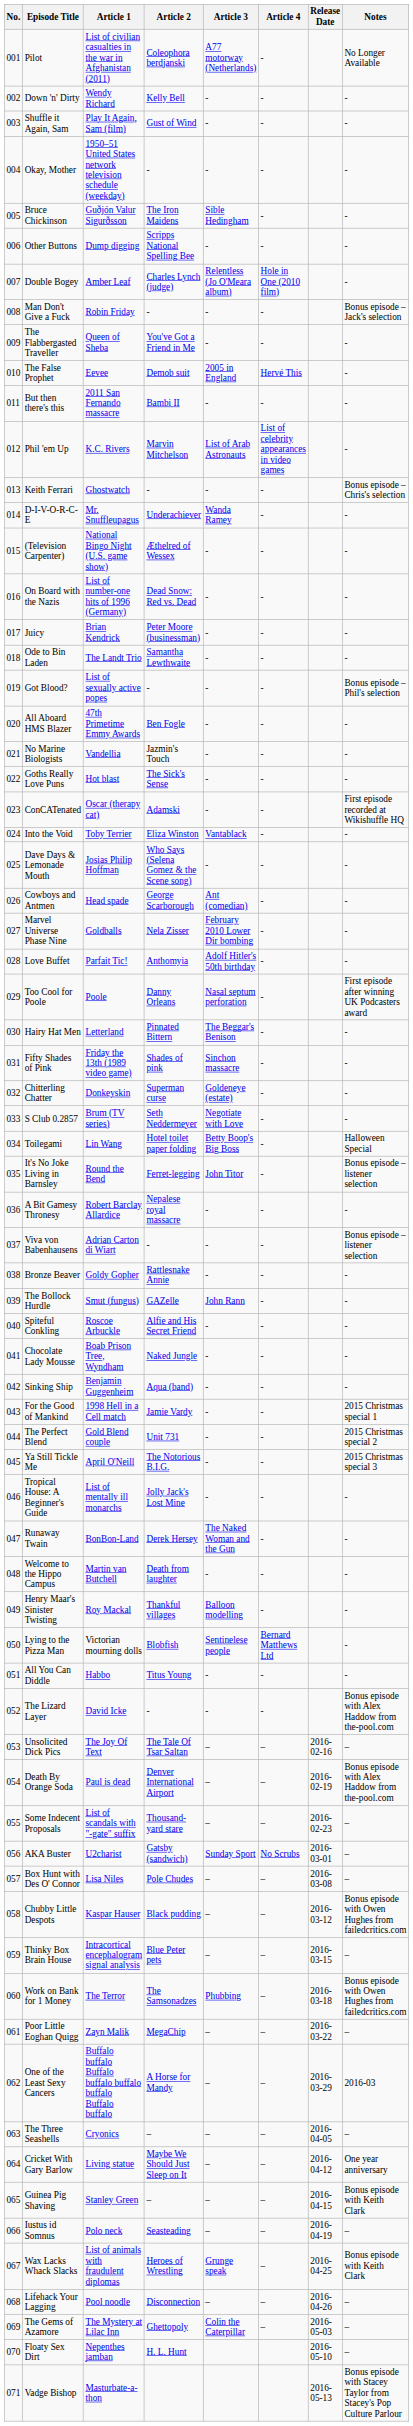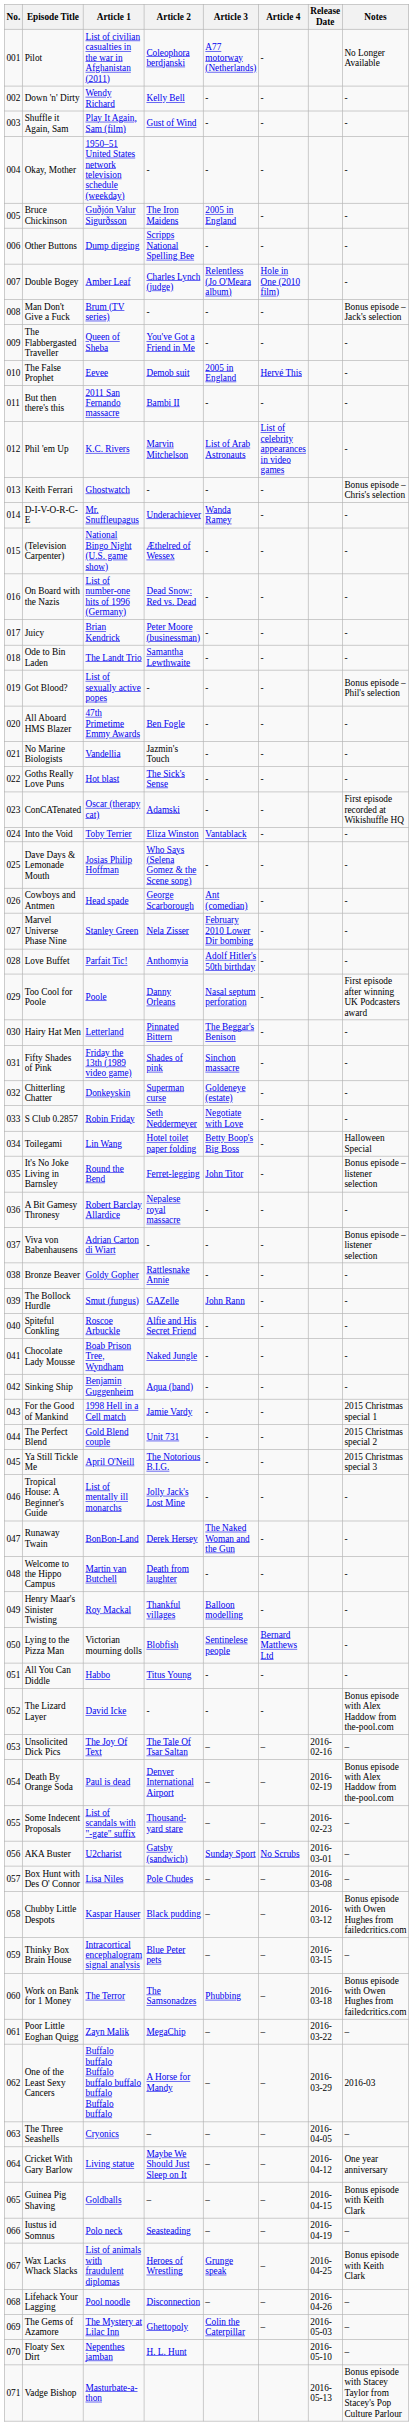(227, 215) Sible Hedingham -> (221, 215) 2005 in England
(110, 312) Robin Friday -> (105, 312) Brum (TV series)
(104, 931) Goldballs -> (112, 931) Stanley Green
(105, 1118) Brum (TV series) -> (110, 1118) Robin Friday
(112, 2200) Stanley Green -> (104, 2200) Goldballs
